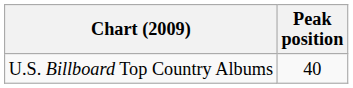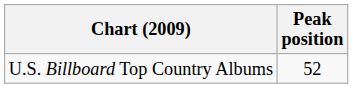(312, 68) 40 -> (312, 68) 52
